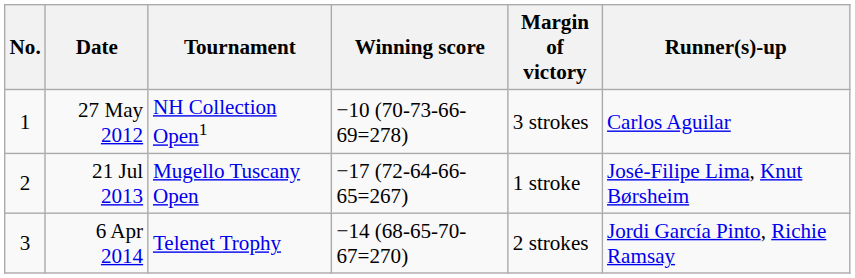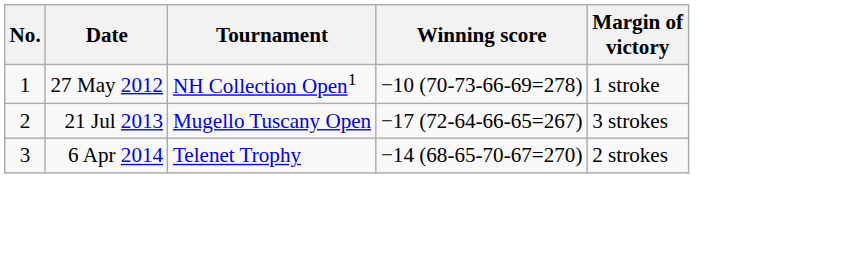- column: (726, 47)
(551, 121) 3 strokes -> (626, 84) 1 stroke
(547, 183) 1 stroke -> (630, 121) 3 strokes
